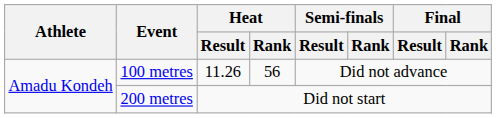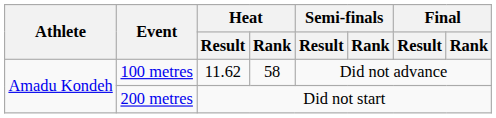(223, 72) 11.26 -> (223, 72) 11.62
(272, 72) 56 -> (272, 72) 58
